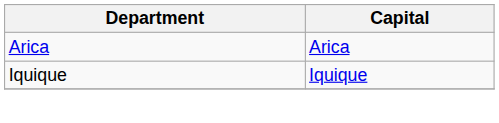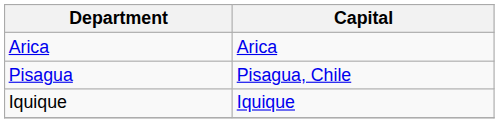+ row: (41, 74)
